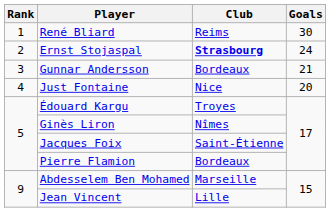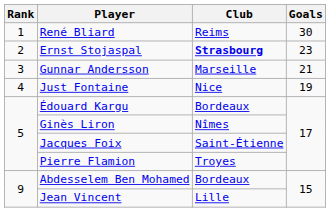(306, 51) 24 -> (306, 51) 23
(222, 69) Bordeaux -> (226, 69) Marseille
(306, 87) 20 -> (306, 87) 19
(215, 106) Troyes -> (222, 106) Bordeaux
(222, 161) Bordeaux -> (215, 161) Troyes
(226, 180) Marseille -> (222, 180) Bordeaux
